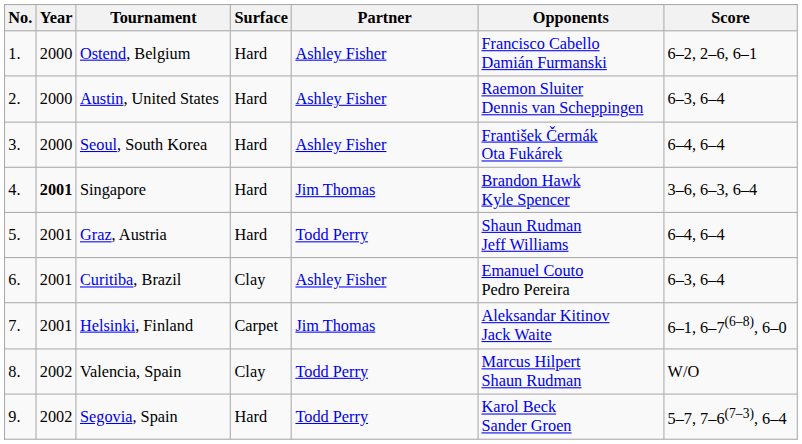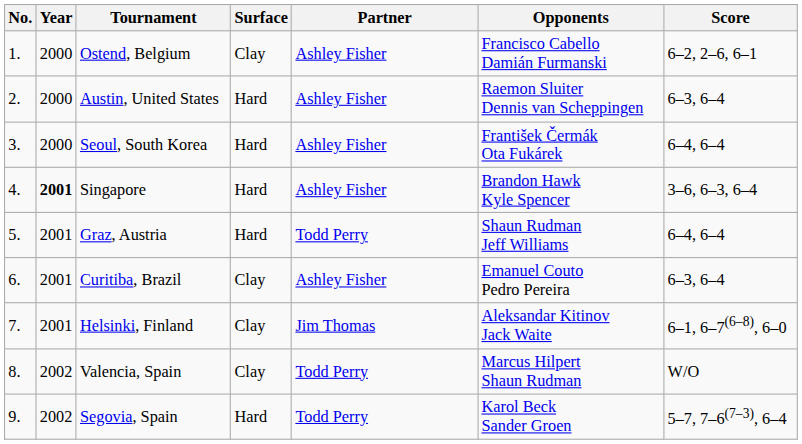(251, 53) Hard -> (250, 53) Clay
(335, 189) Jim Thomas -> (341, 189) Ashley Fisher
(256, 325) Carpet -> (250, 325) Clay
